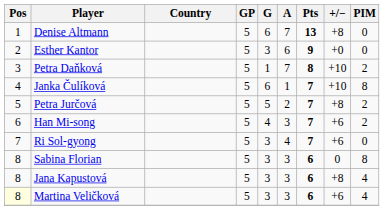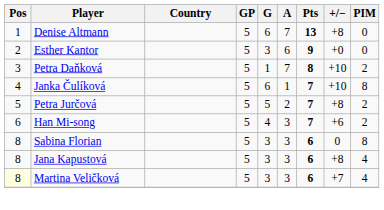- row: (65, 141)
(337, 196) +6 -> (337, 178) +7
